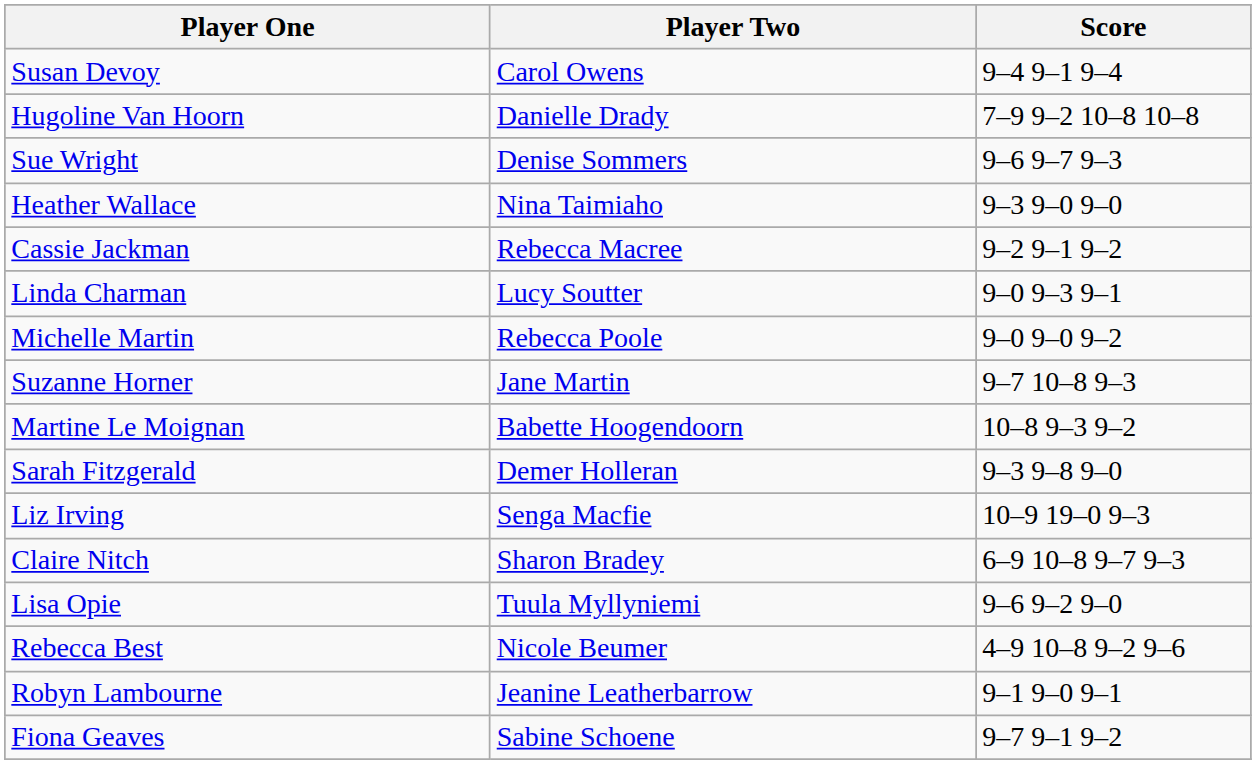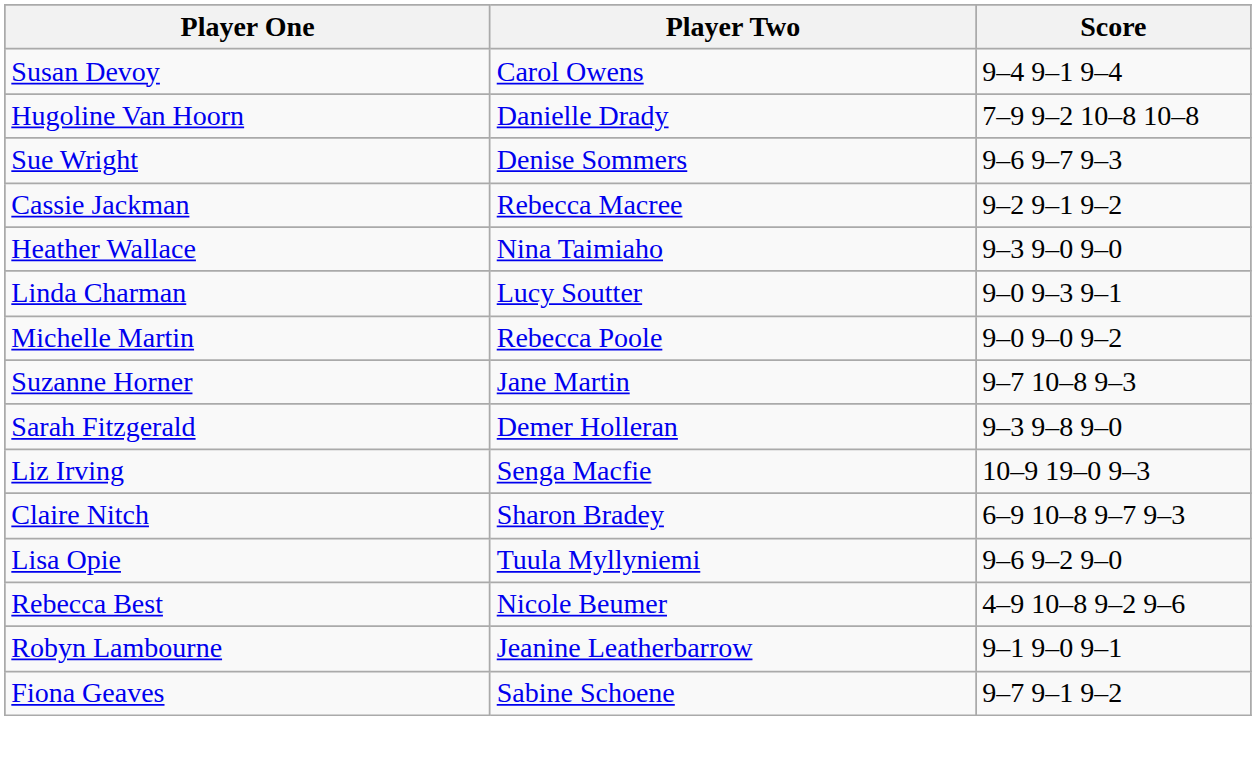rows swapped: (104, 204) <-> (100, 248)
- row: (128, 426)
